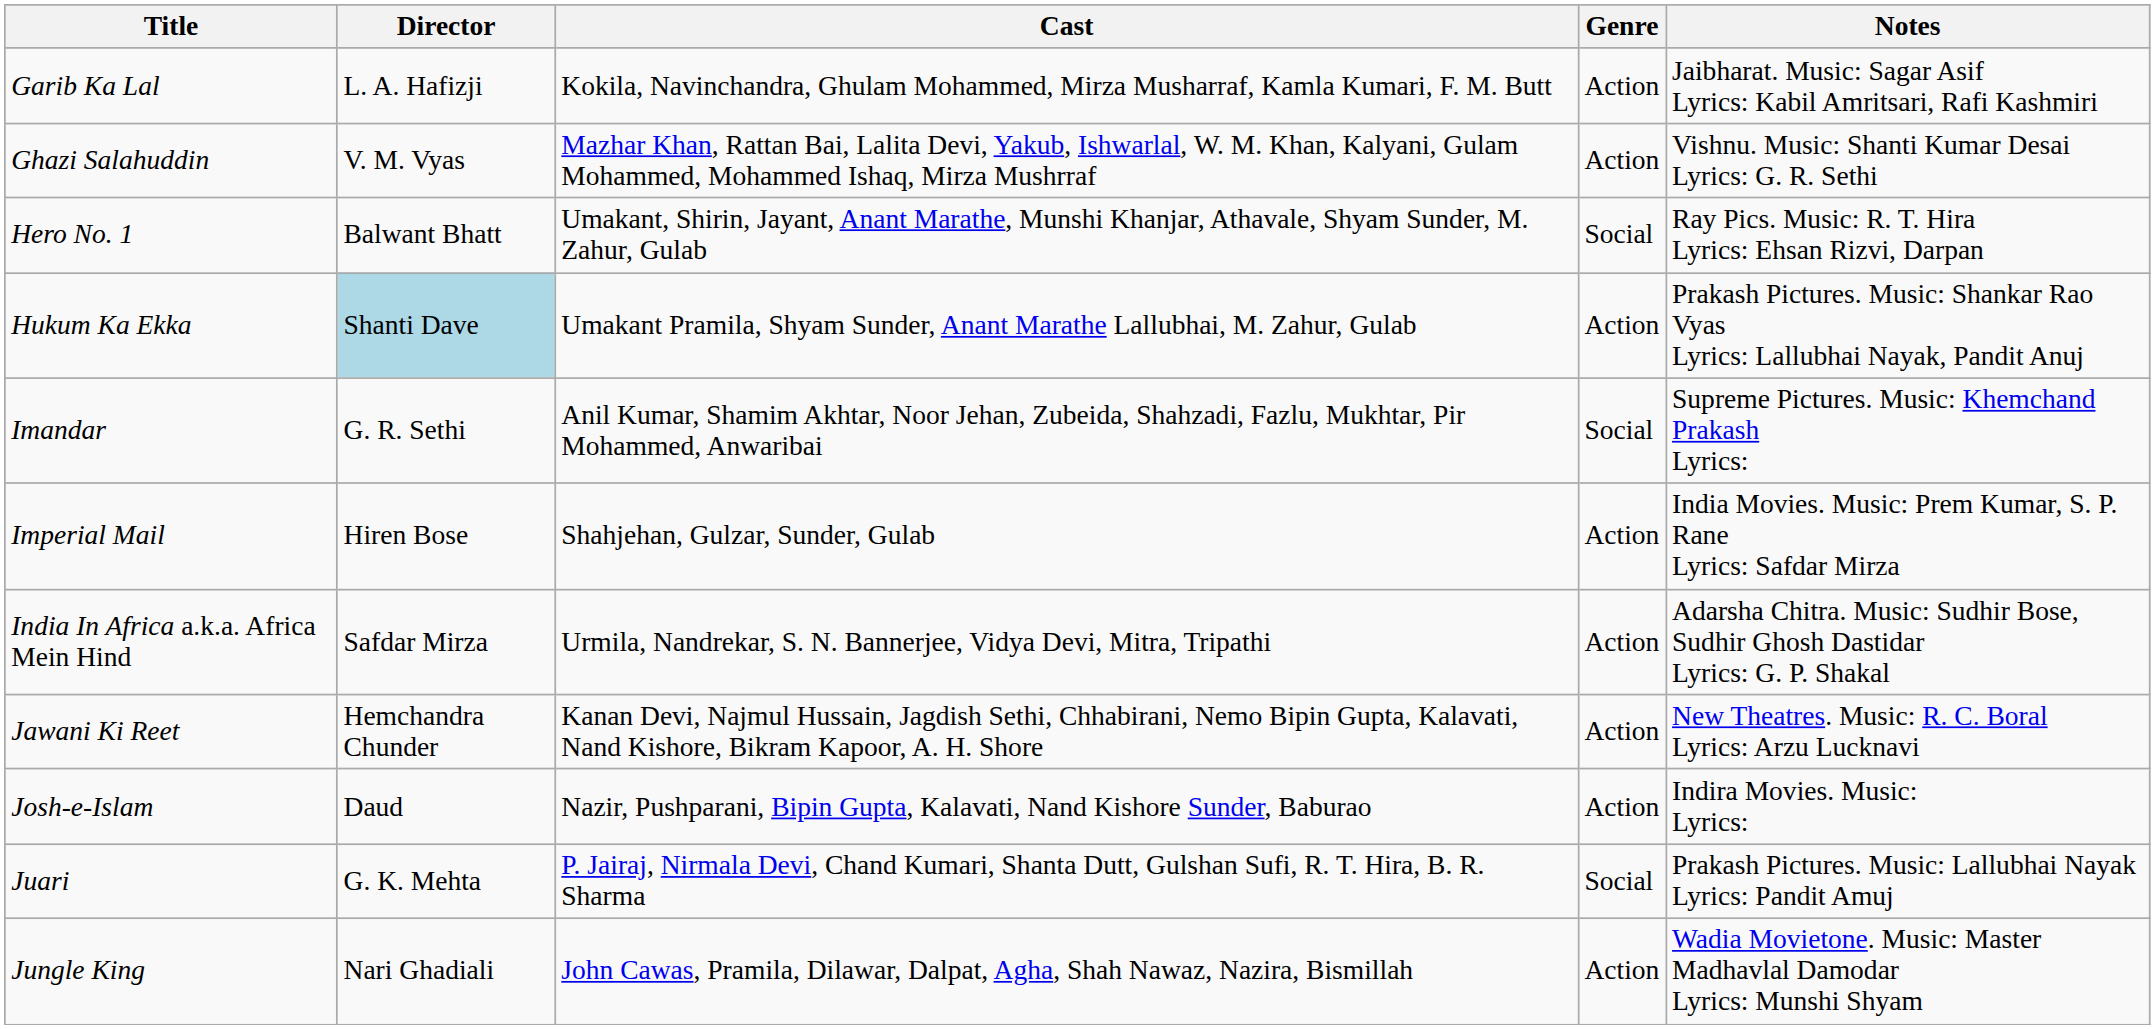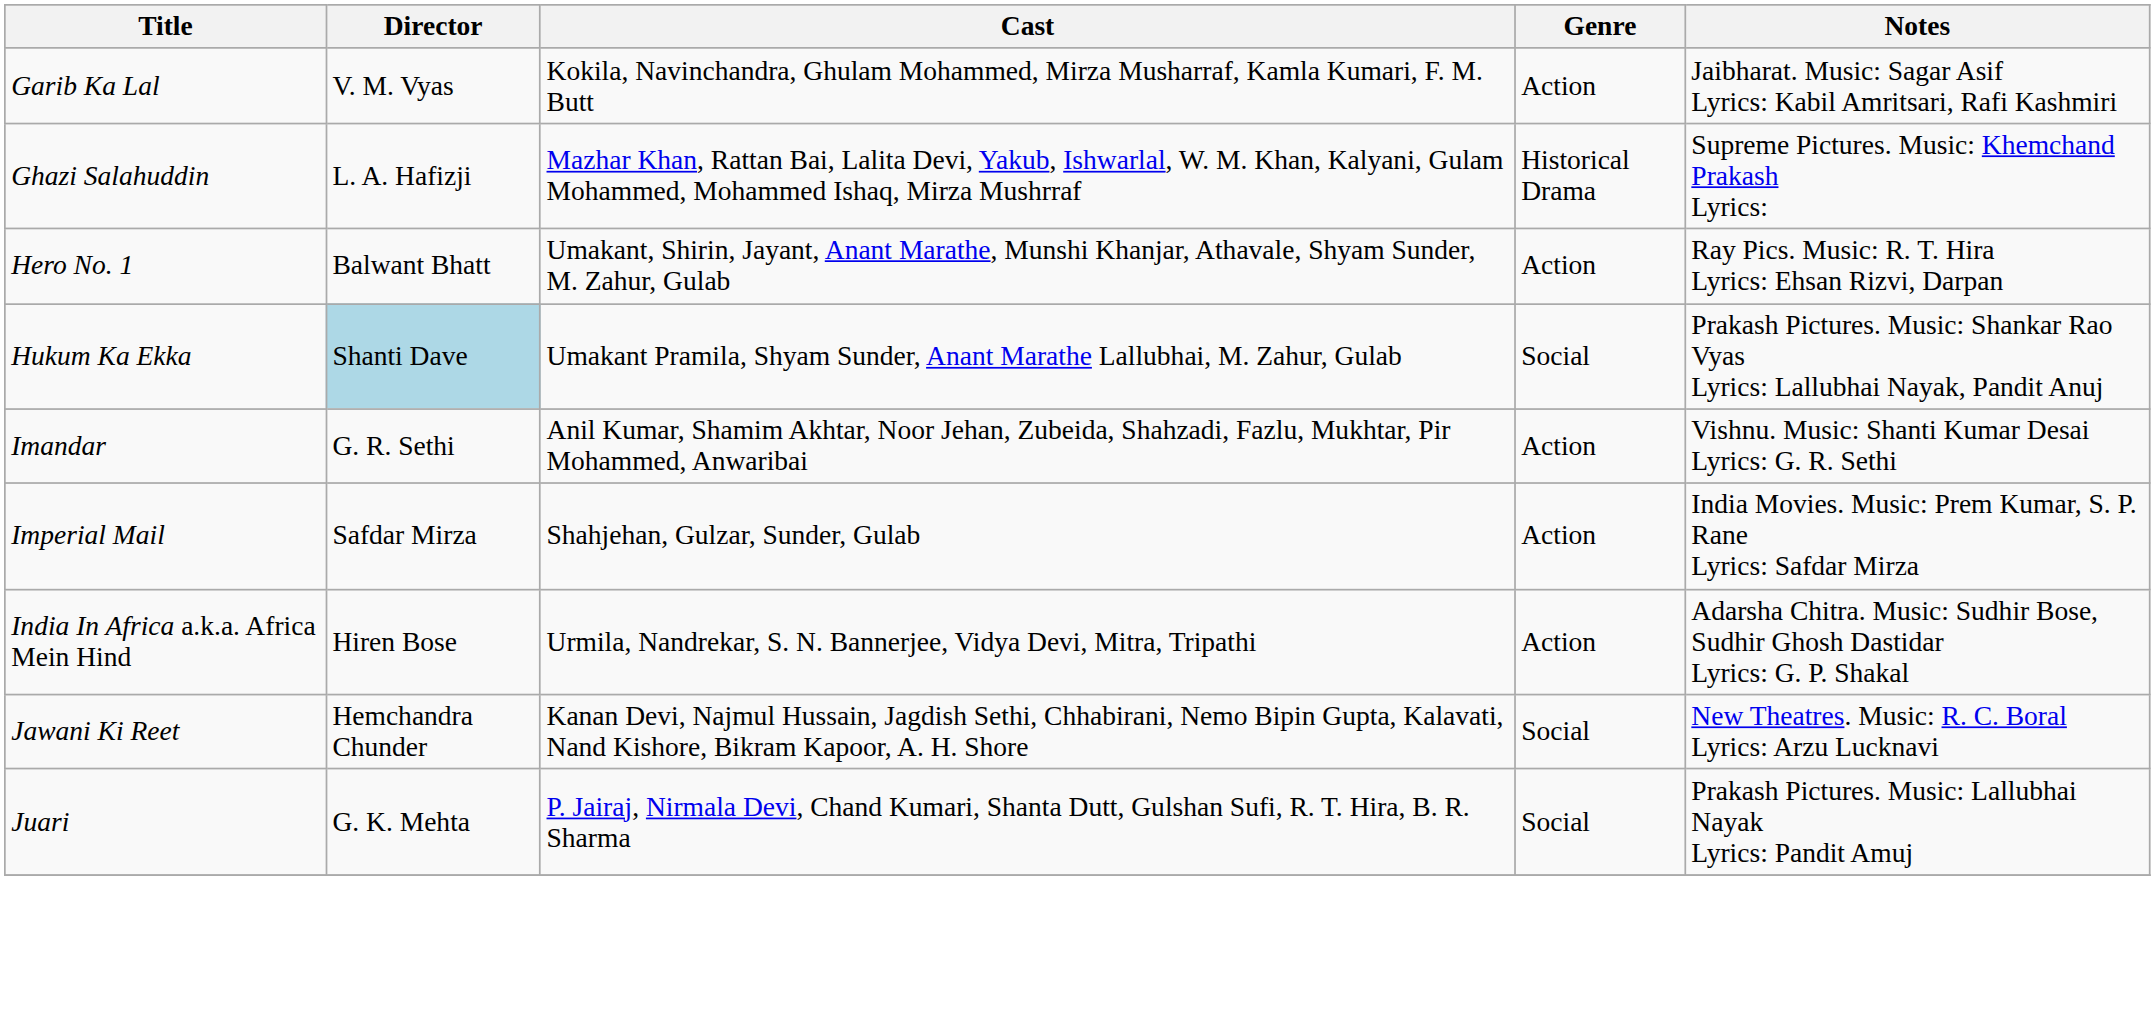(413, 85) L. A. Hafizji -> (393, 85) V. M. Vyas
(404, 160) V. M. Vyas -> (402, 175) L. A. Hafizji
(1622, 160) Action -> (1575, 175) Historical Drama
(1871, 160) Vishnu. Music: Shanti Kumar Desai Lyrics: G. R. Sethi -> (1903, 175) Supreme Pictures. Music: Khemchand Prakash Lyrics:
(1619, 234) Social -> (1559, 265) Action
(1622, 324) Action -> (1556, 355) Social
(1619, 430) Social -> (1559, 445) Action
(1884, 430) Supreme Pictures. Music: Khemchand Prakash Lyrics: -> (1890, 445) Vishnu. Music: Shanti Kumar Desai Lyrics: G. R. Sethi
(406, 535) Hiren Bose -> (405, 535) Safdar Mirza
(416, 641) Safdar Mirza -> (395, 641) Hiren Bose
(1622, 731) Action -> (1556, 731) Social
- row: (82, 806)
- row: (78, 970)
